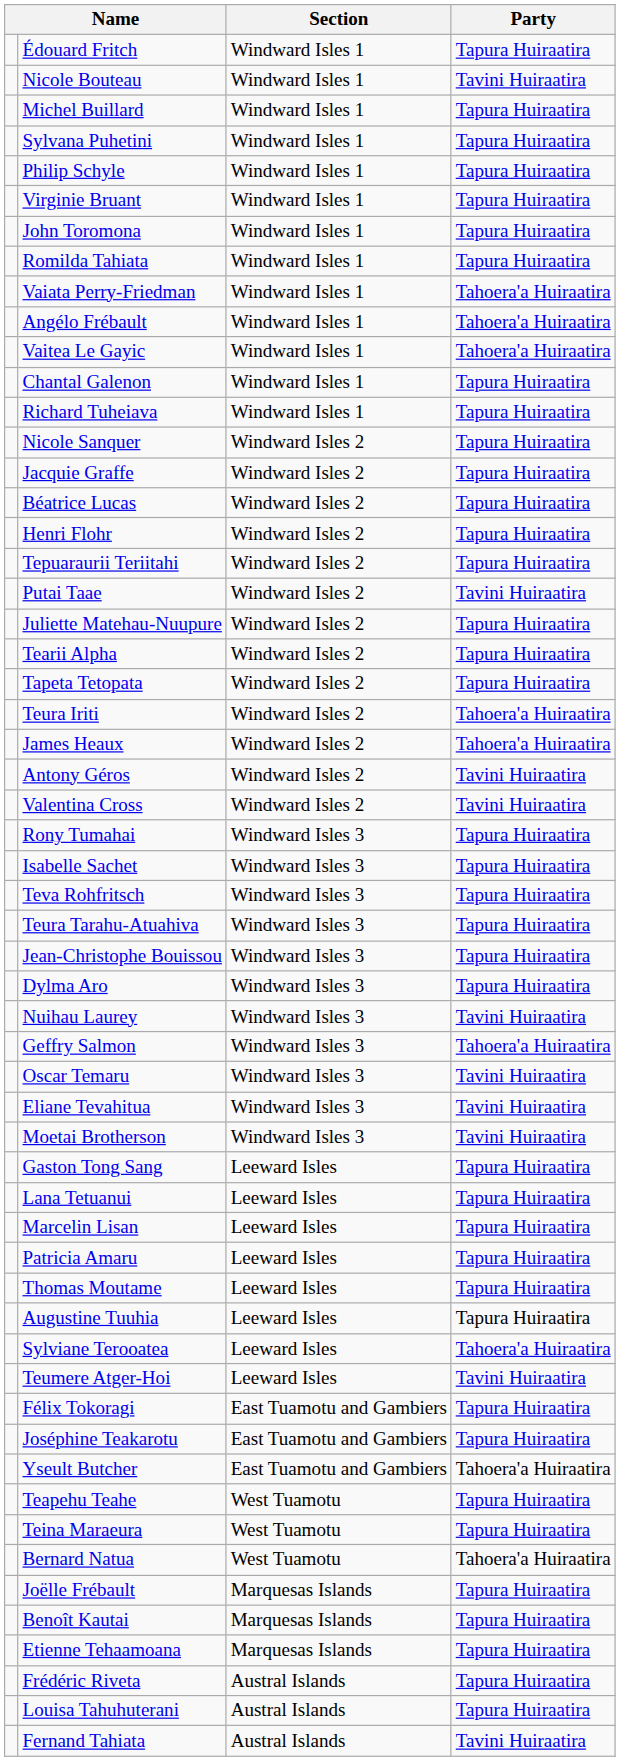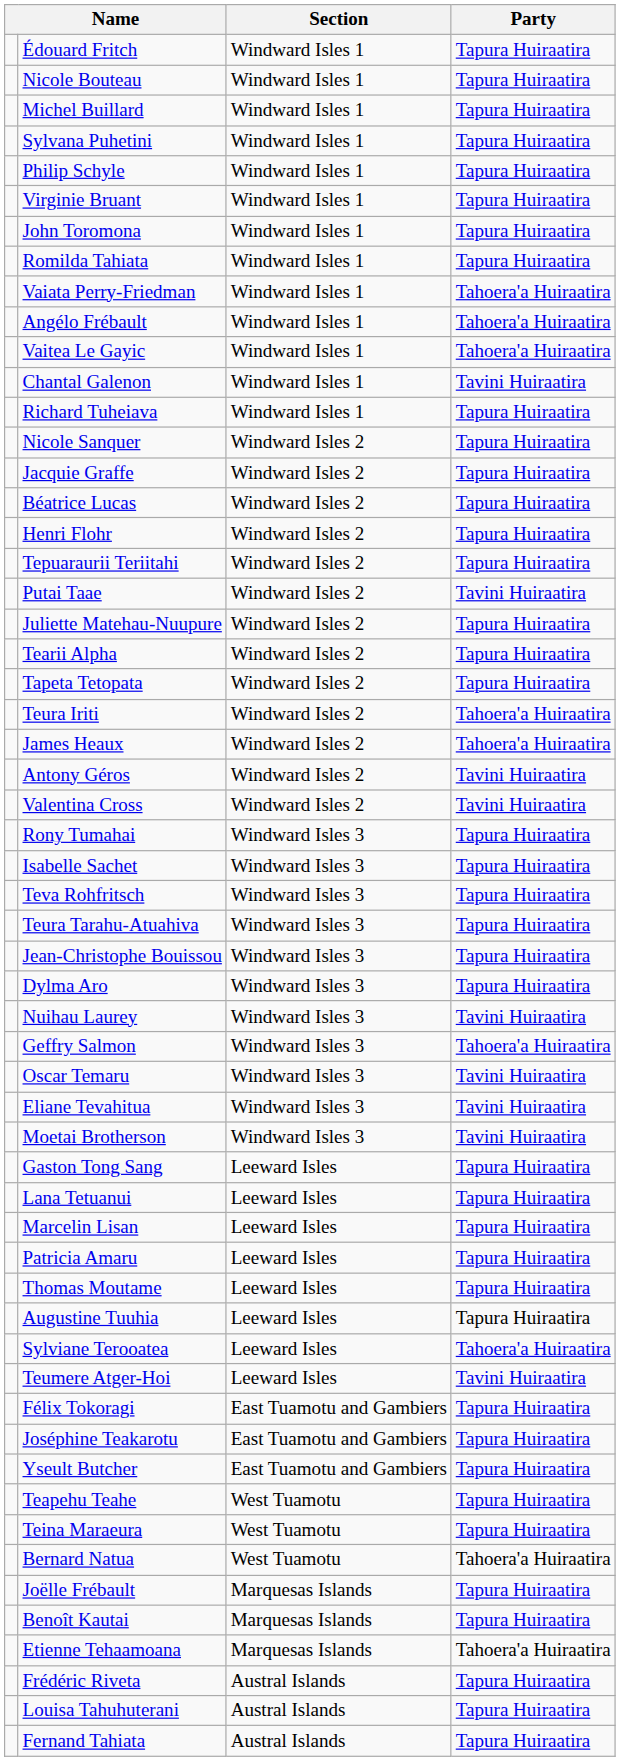(521, 79) Tavini Huiraatira -> (523, 79) Tapura Huiraatira
(523, 381) Tapura Huiraatira -> (521, 381) Tavini Huiraatira
(533, 1469) Tahoera'a Huiraatira -> (523, 1469) Tapura Huiraatira
(523, 1650) Tapura Huiraatira -> (533, 1650) Tahoera'a Huiraatira
(521, 1740) Tavini Huiraatira -> (523, 1740) Tapura Huiraatira
